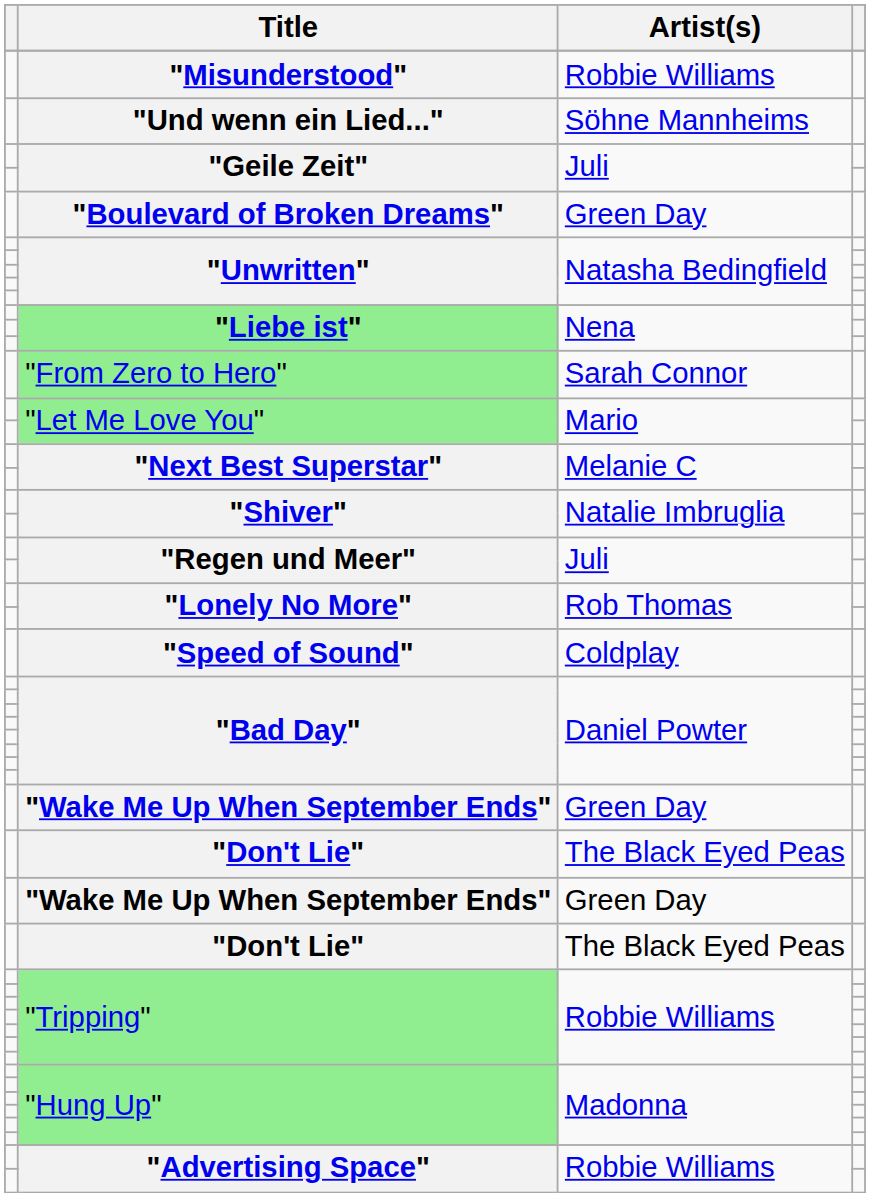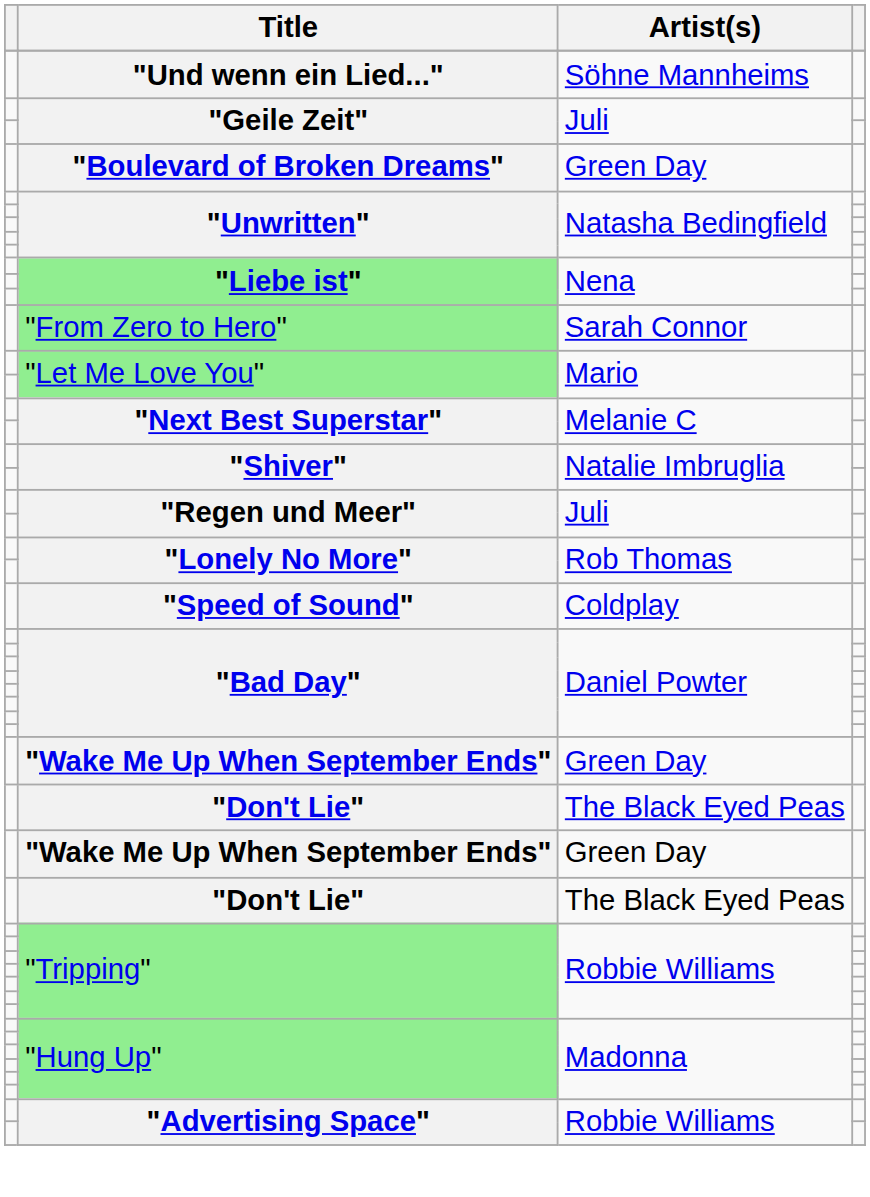- row: (288, 74)
